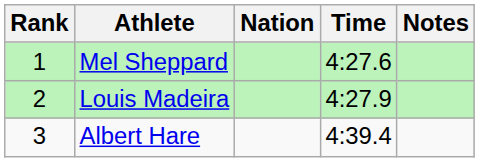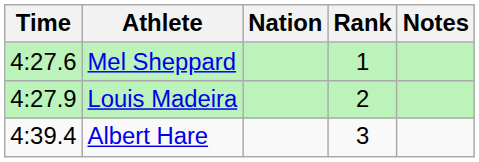columns swapped: (39, 23) <-> (359, 23)
